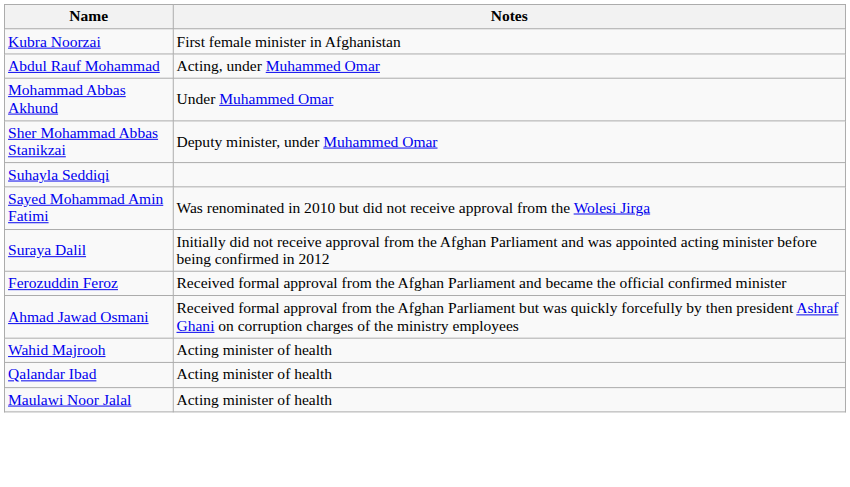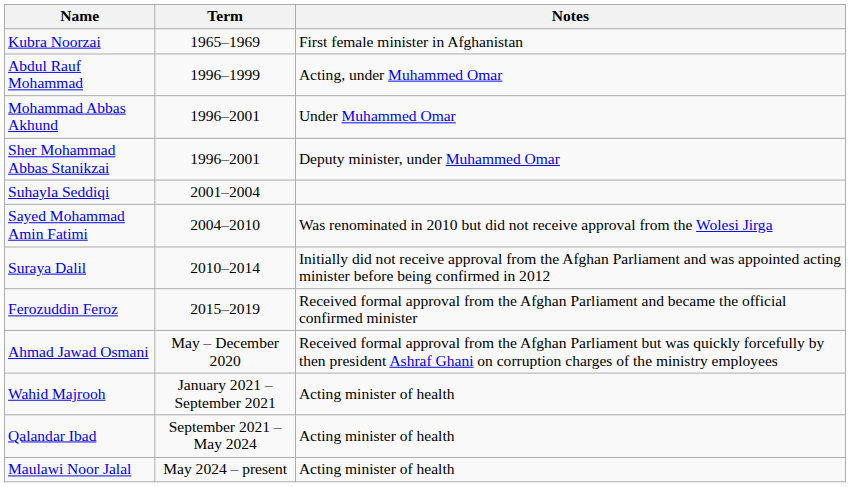+ column: (225, 16)
